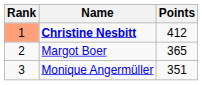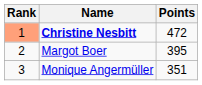(177, 32) 412 -> (177, 32) 472
(177, 51) 365 -> (177, 51) 395
